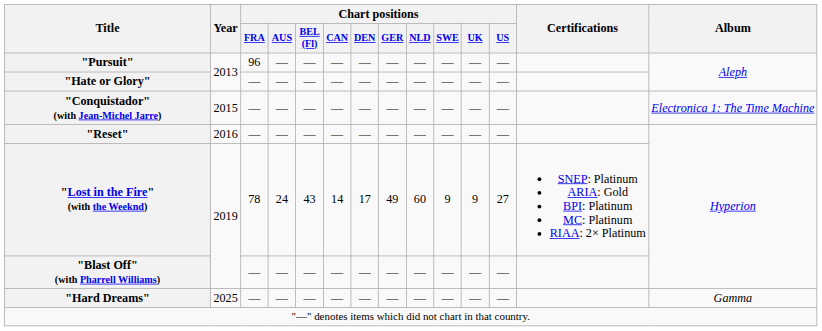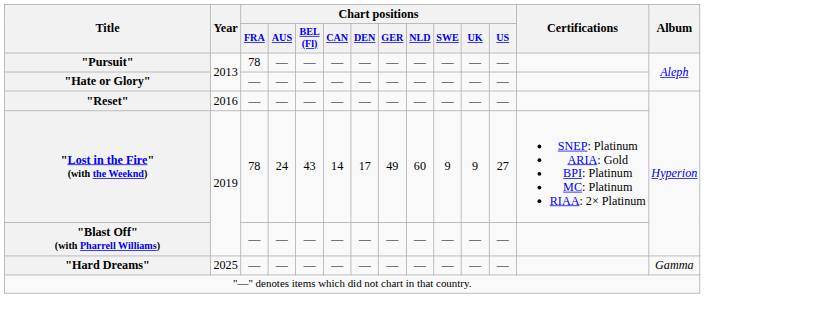(254, 62) 96 -> (254, 62) 78
- row: (108, 107)
